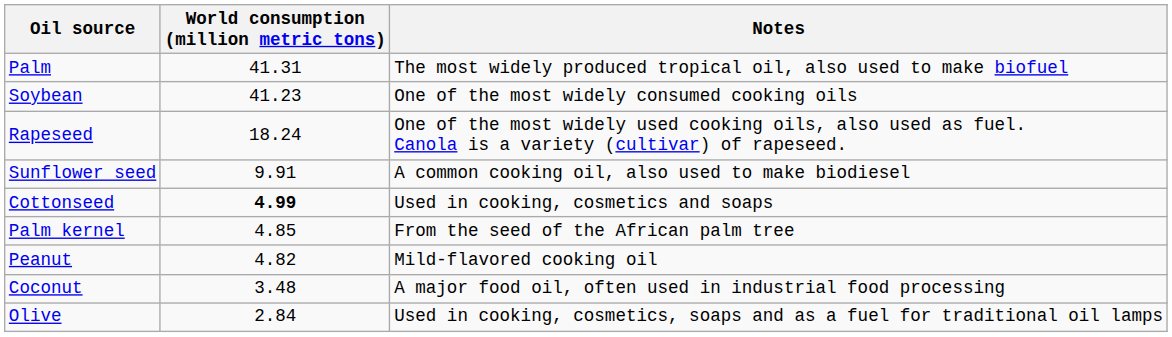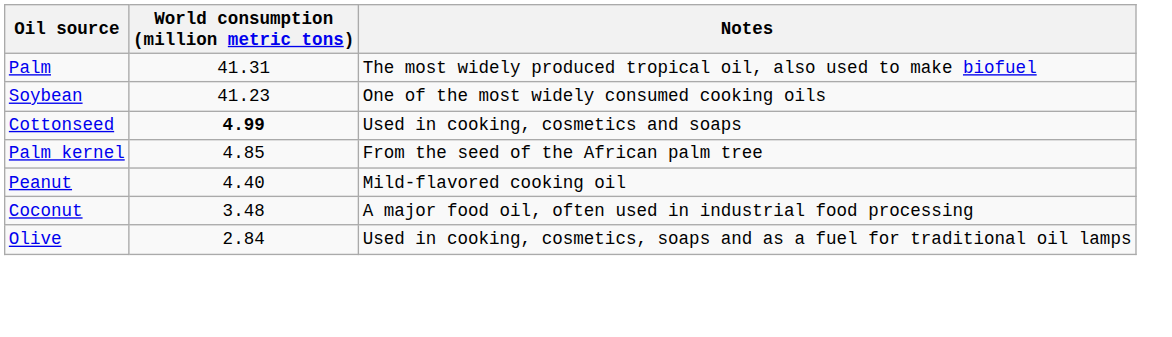- row: (51, 135)
- row: (83, 174)
(275, 260) 4.82 -> (244, 182) 4.40
